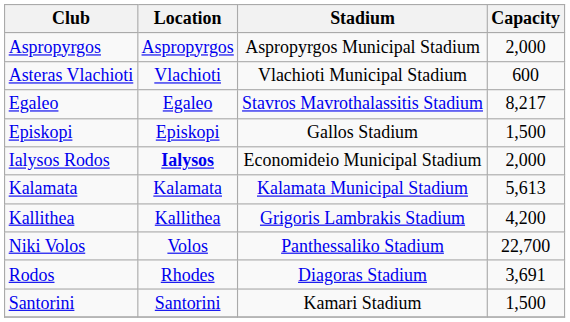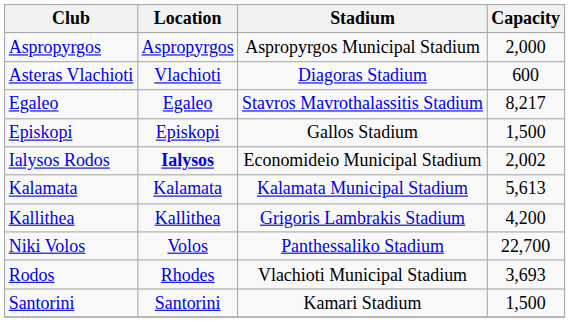(363, 75) Vlachioti Municipal Stadium -> (363, 75) Diagoras Stadium
(526, 160) 2,000 -> (526, 160) 2,002
(363, 274) Diagoras Stadium -> (363, 274) Vlachioti Municipal Stadium
(526, 274) 3,691 -> (526, 274) 3,693
